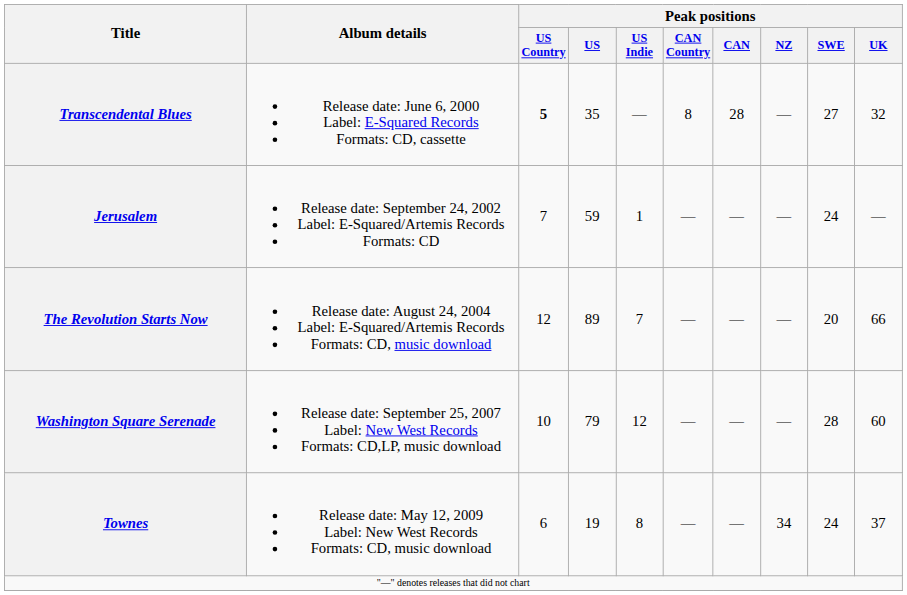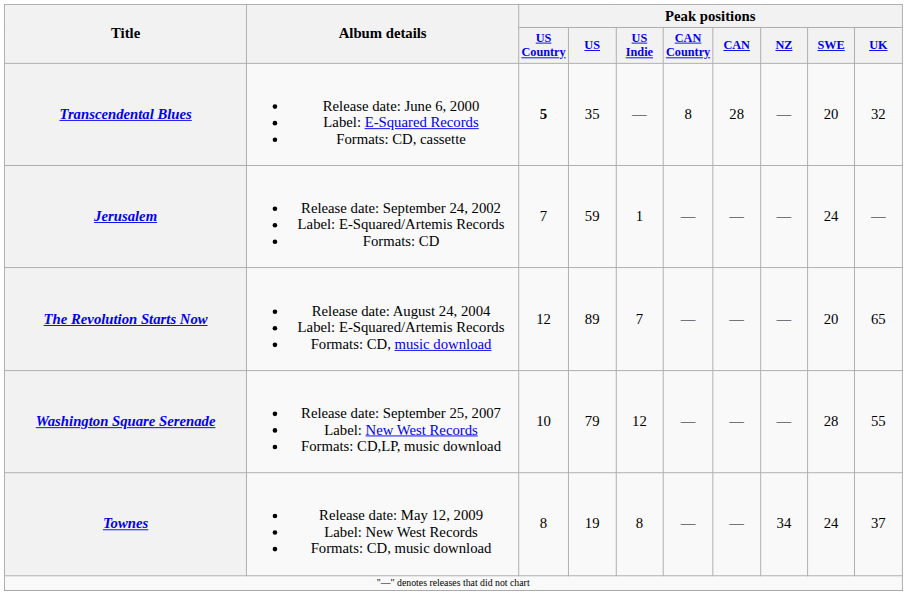(831, 114) 27 -> (831, 114) 20
(878, 319) 66 -> (878, 319) 65
(878, 421) 60 -> (878, 421) 55
(544, 524) 6 -> (544, 524) 8
